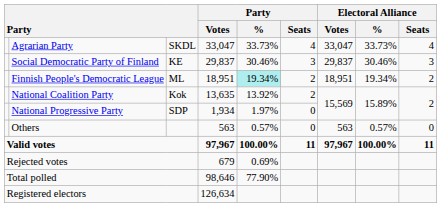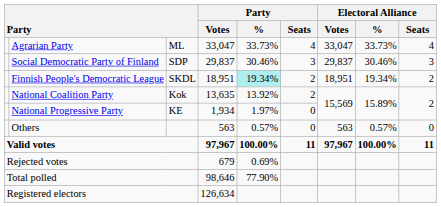(182, 45) SKDL -> (176, 45) ML
(176, 62) KE -> (178, 62) SDP
(176, 78) ML -> (182, 78) SKDL
(178, 111) SDP -> (176, 111) KE
